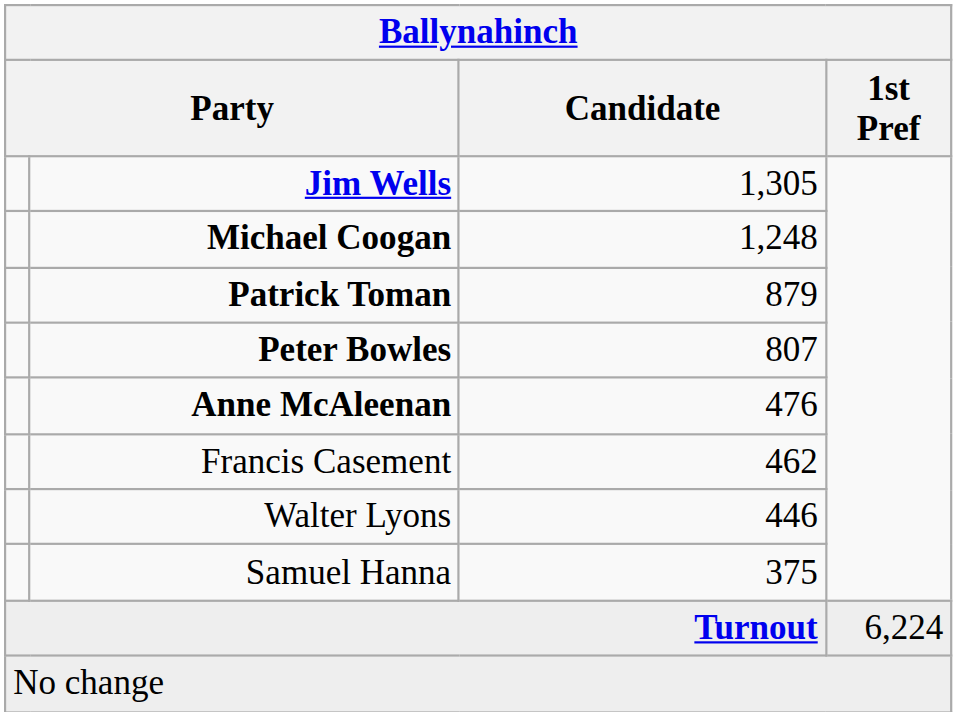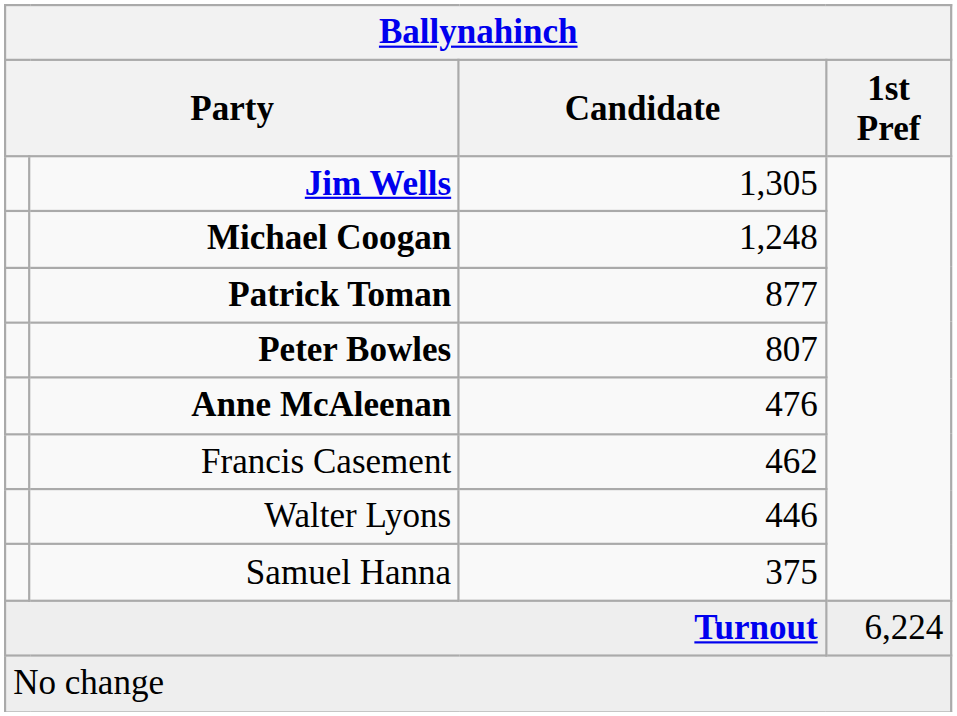(791, 293) 879 -> (791, 293) 877
